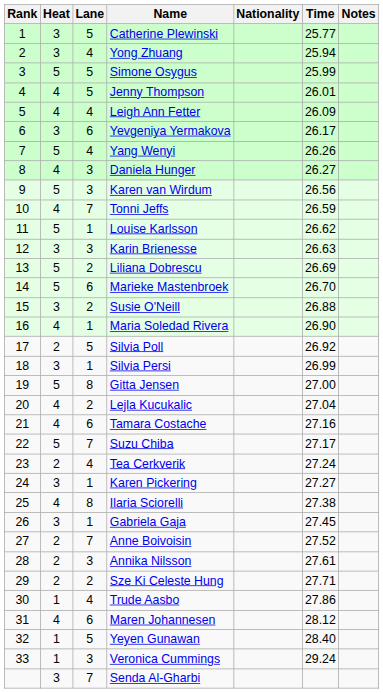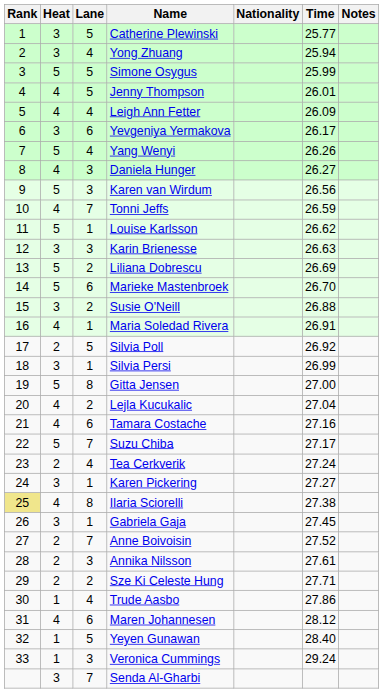(320, 326) 26.90 -> (320, 326) 26.91
(22, 502) no background -> (22, 502) khaki background
